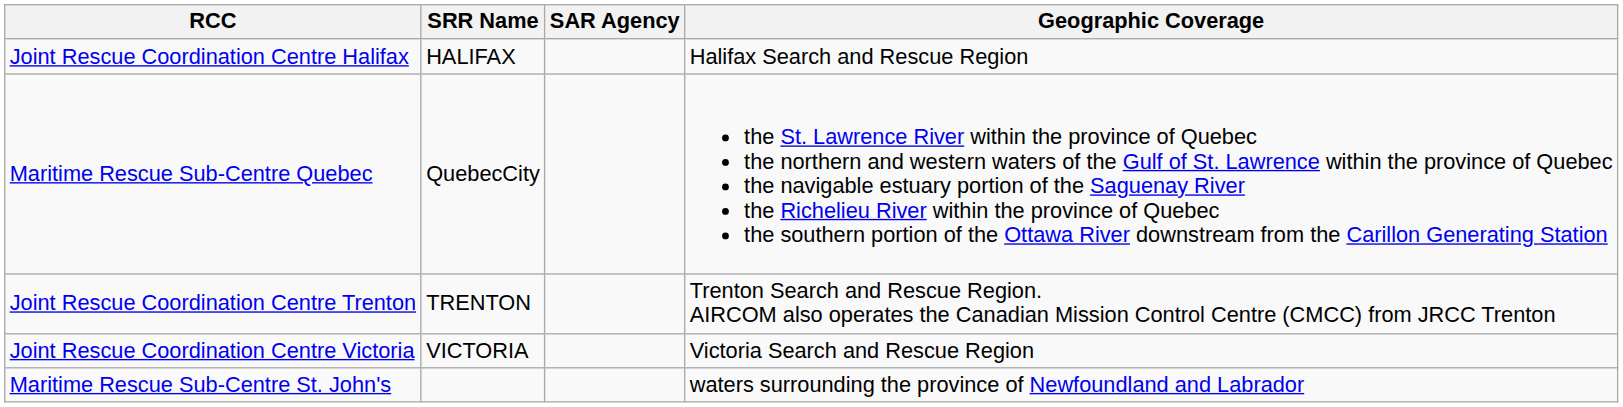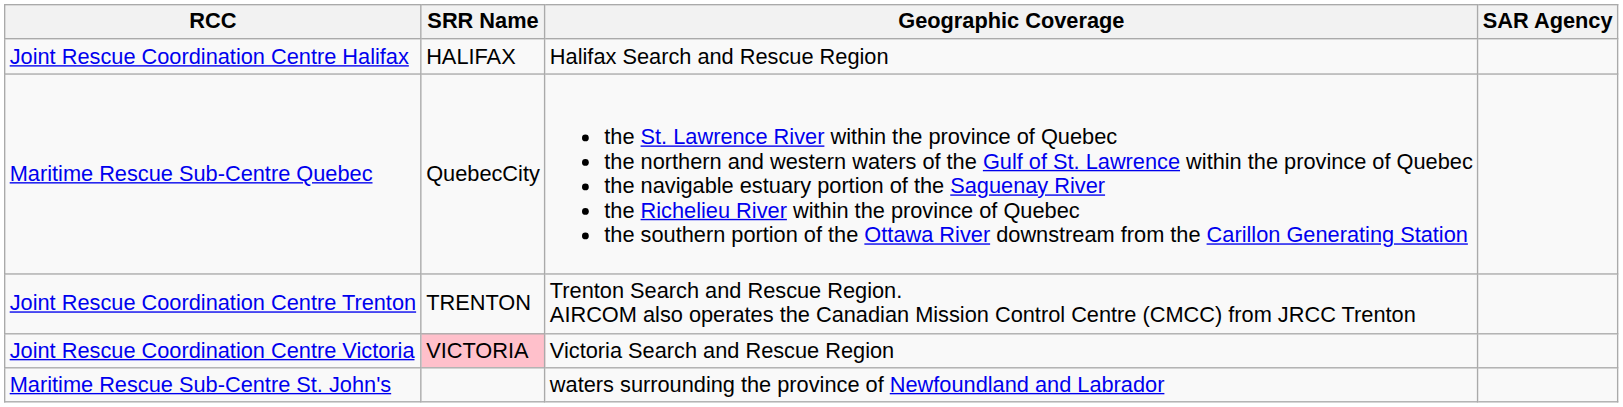columns swapped: (1151, 21) <-> (615, 21)
(477, 350) no background -> (477, 350) pink background
